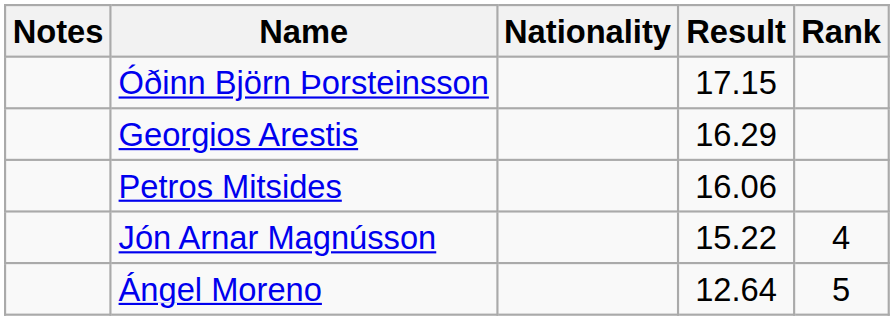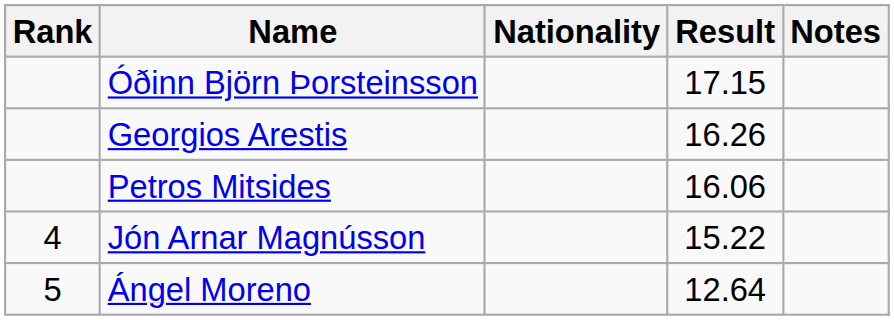columns swapped: (841, 31) <-> (58, 31)
(736, 135) 16.29 -> (725, 135) 16.26
